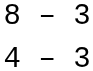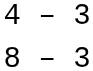rows swapped: (47, 59) <-> (47, 16)
